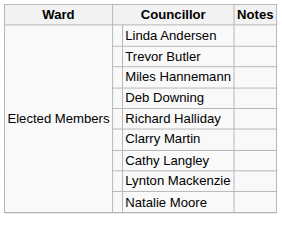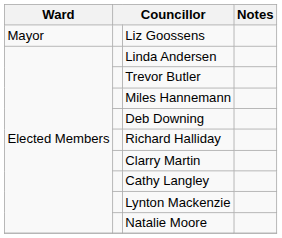+ row: (165, 35)
